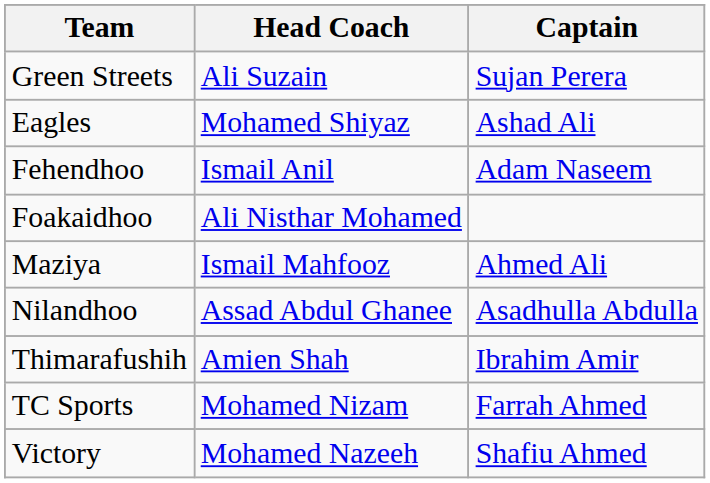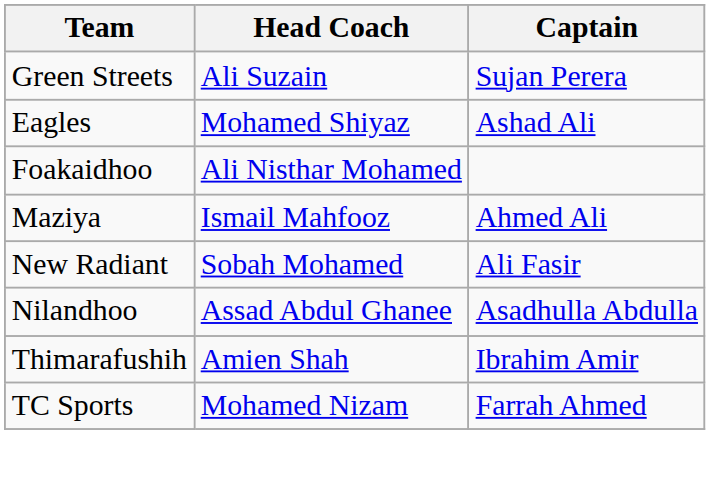- row: (78, 169)
+ row: (90, 264)
- row: (56, 452)
